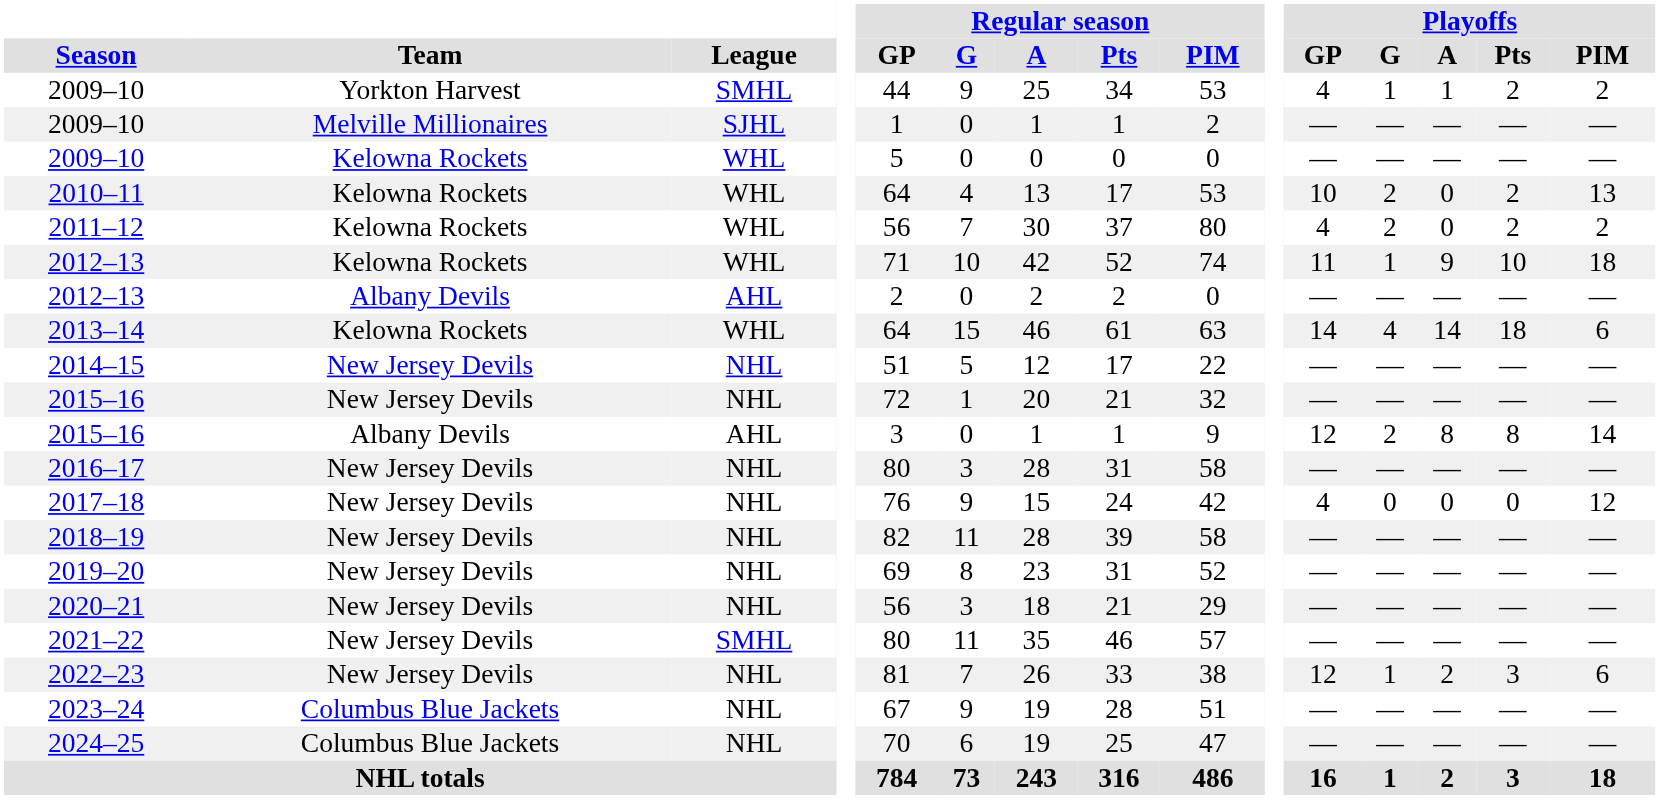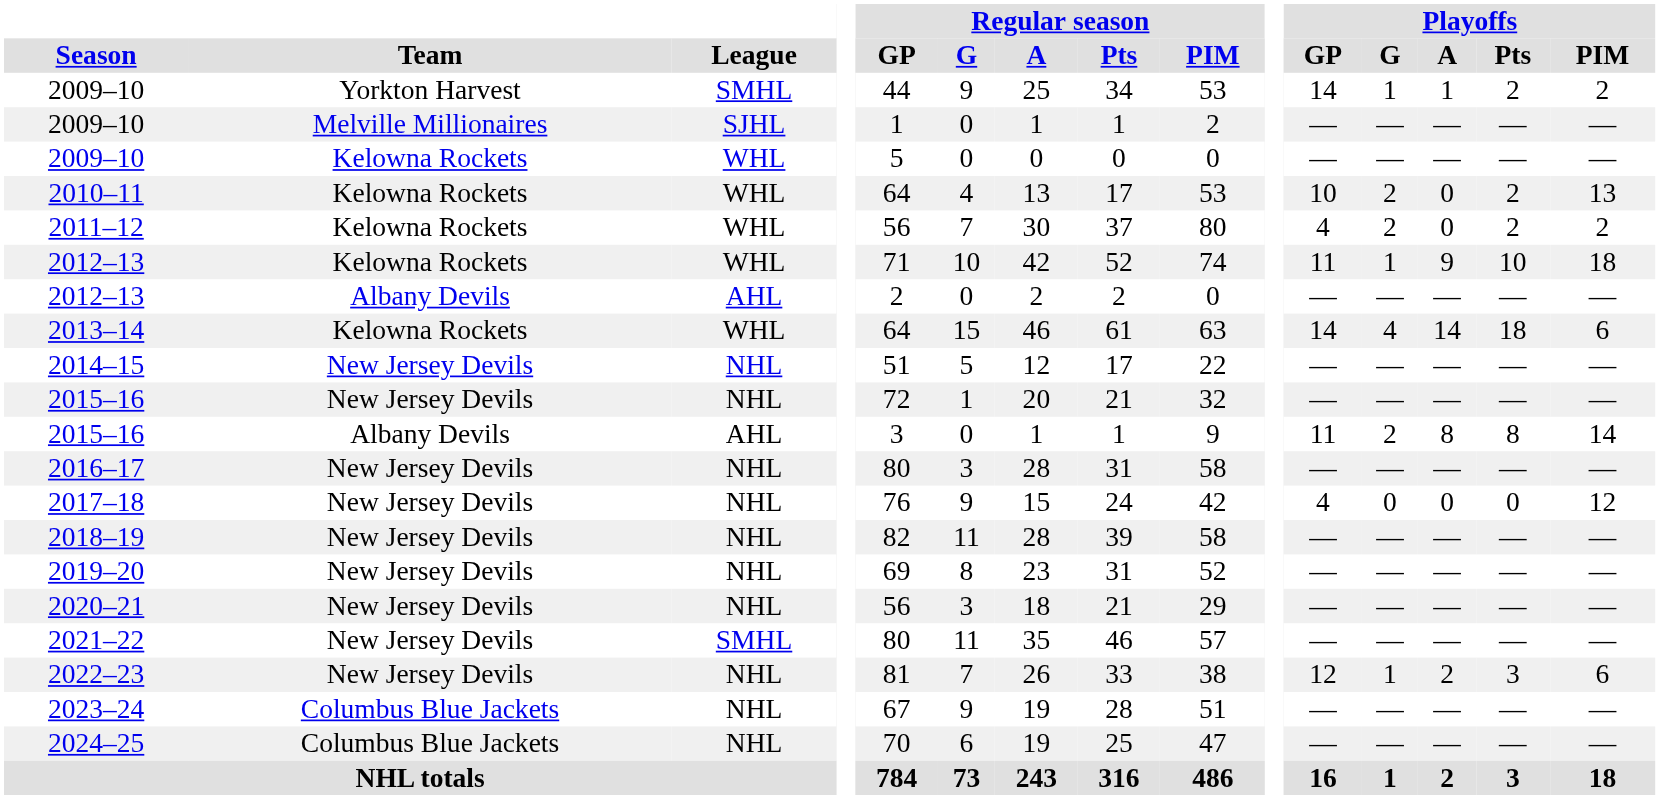(1323, 89) 4 -> (1323, 89) 14
(1323, 433) 12 -> (1323, 433) 11
